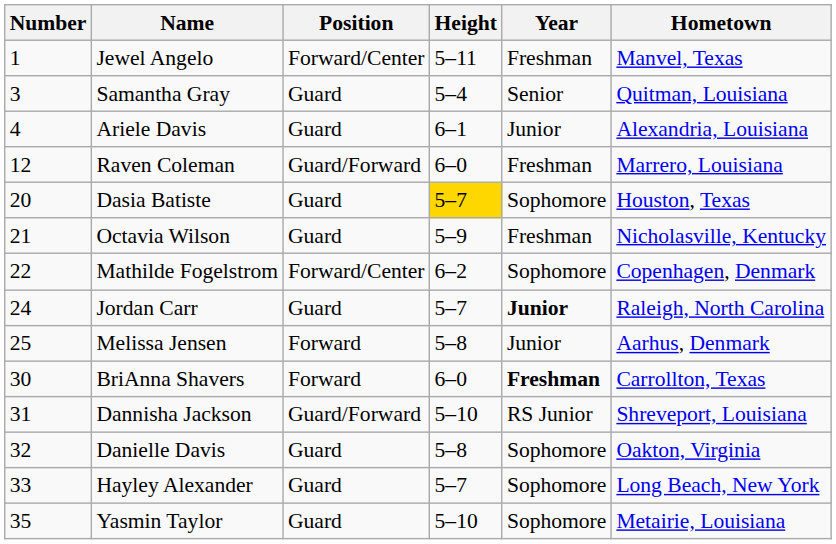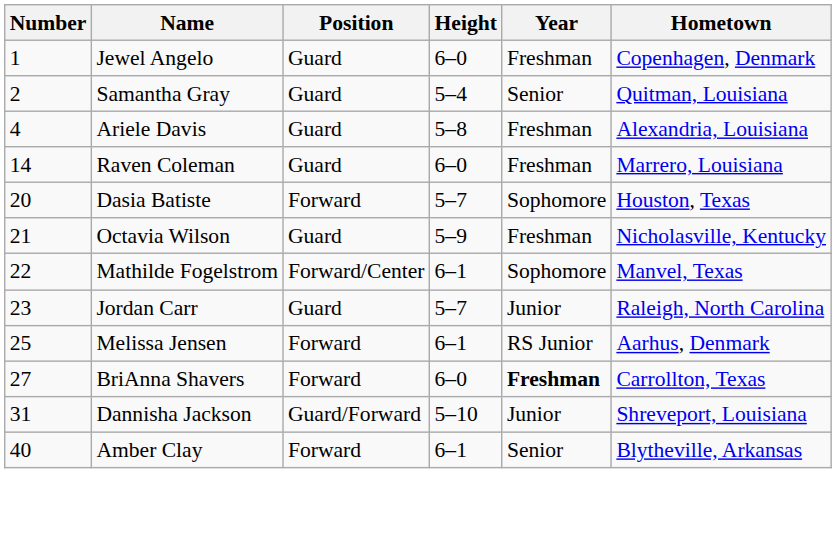(356, 58) Forward/Center -> (315, 58) Guard
(456, 58) 5–11 -> (451, 58) 6–0
(680, 58) Manvel, Texas -> (716, 58) Copenhagen, Denmark
(15, 93) 3 -> (15, 93) 2
(451, 129) 6–1 -> (451, 129) 5–8
(534, 129) Junior -> (549, 129) Freshman
(21, 164) 12 -> (21, 164) 14
(354, 164) Guard/Forward -> (315, 164) Guard
(315, 200) Guard -> (325, 200) Forward
(451, 200) gold background -> (451, 200) no background
(451, 271) 6–2 -> (451, 271) 6–1
(716, 271) Copenhagen, Denmark -> (680, 271) Manvel, Texas
(21, 307) 24 -> (21, 307) 23
(537, 307) bold -> (534, 307) normal
(451, 342) 5–8 -> (451, 342) 6–1
(534, 342) Junior -> (550, 342) RS Junior
(21, 378) 30 -> (21, 378) 27
(550, 413) RS Junior -> (534, 413) Junior
- row: (161, 449)
- row: (175, 485)
- row: (159, 520)
+ row: (149, 449)
